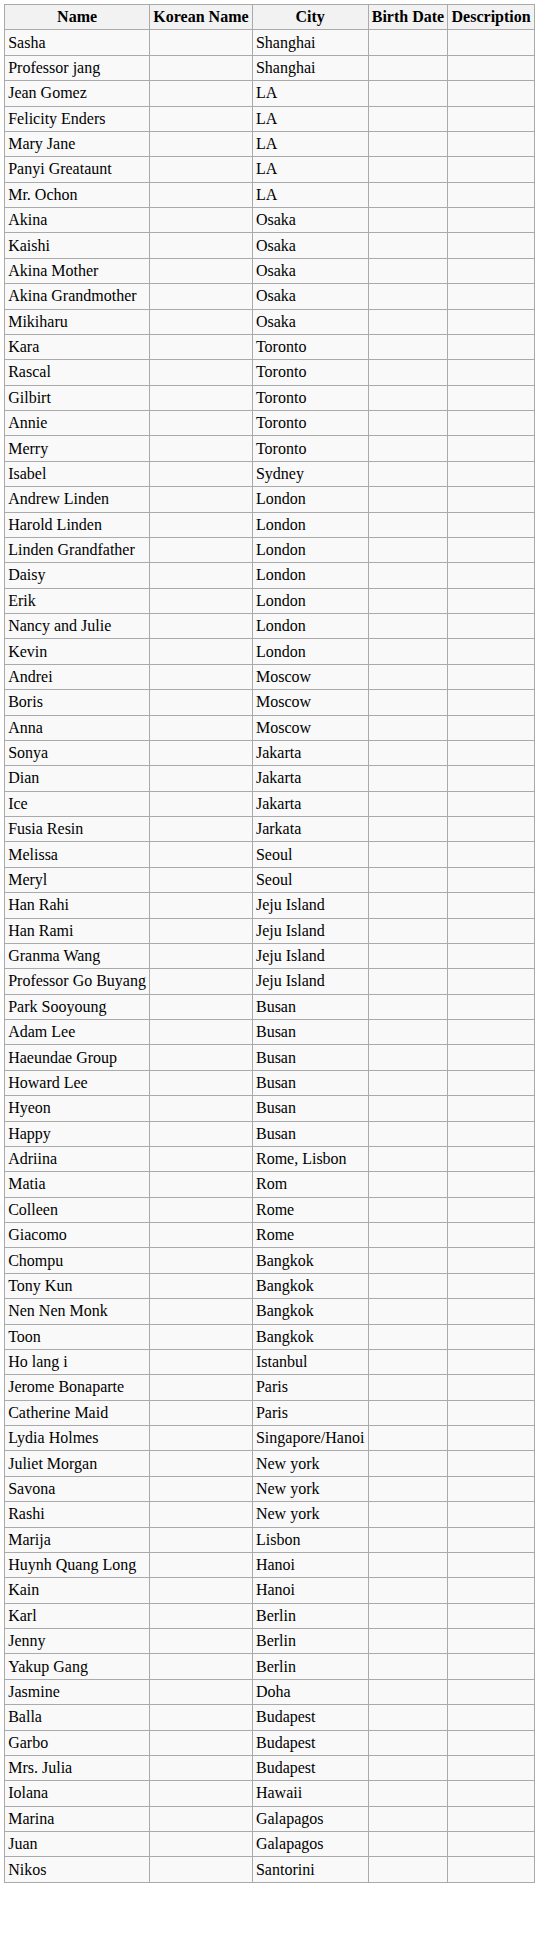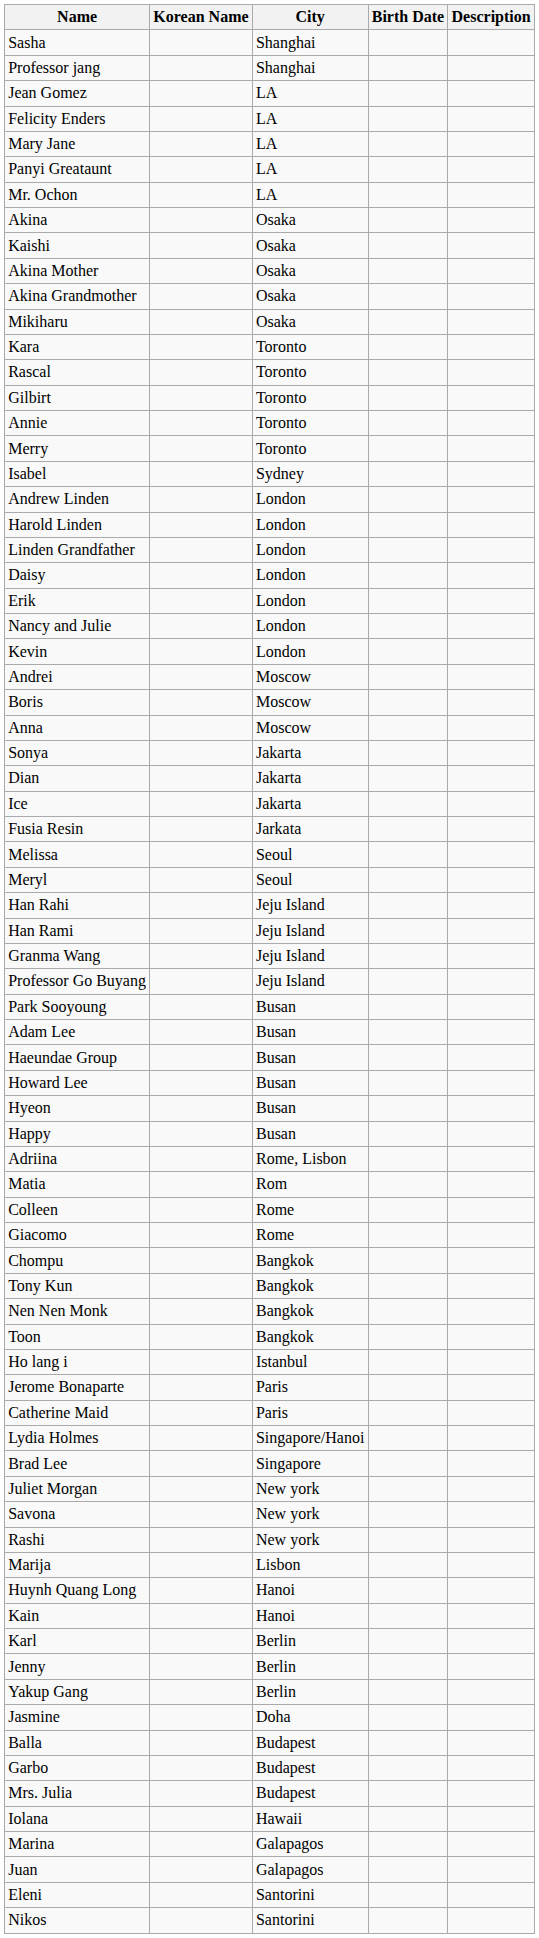+ row: (38, 1463)
+ row: (25, 1894)
